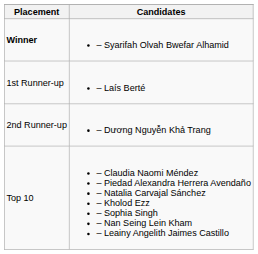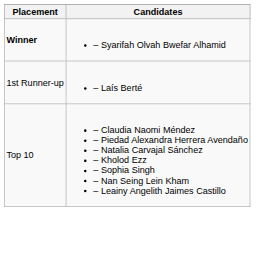- row: (37, 125)
